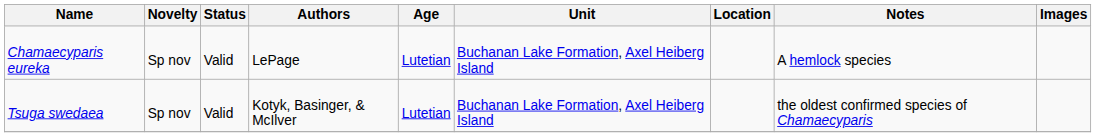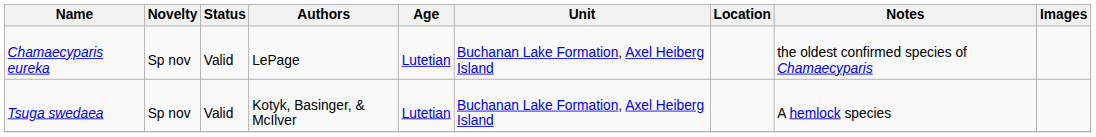(834, 60) A hemlock species -> (872, 60) the oldest confirmed species of Chamaecyparis
(872, 113) the oldest confirmed species of Chamaecyparis -> (834, 113) A hemlock species
